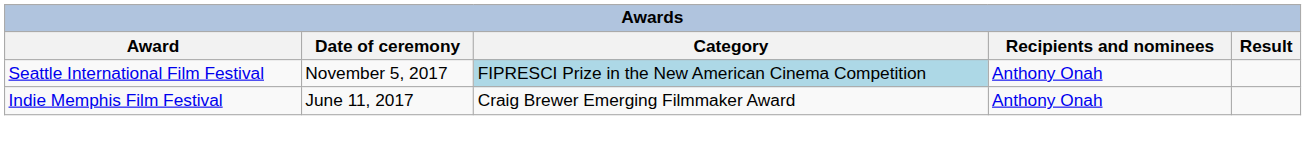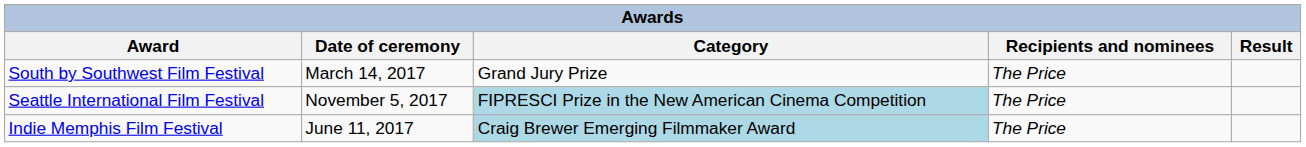+ row: (136, 73)
(1047, 73) Anthony Onah -> (1029, 100) The Price
(636, 100) no background -> (636, 127) lightblue background
(1047, 100) Anthony Onah -> (1029, 127) The Price
